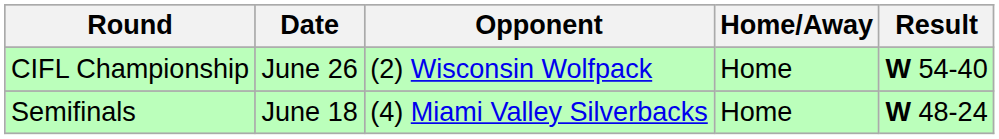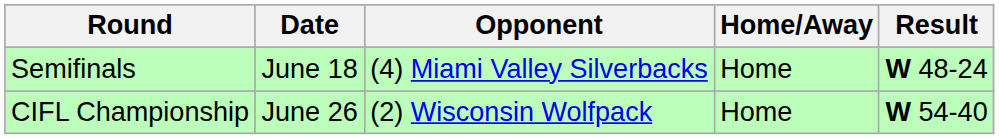rows swapped: (73, 111) <-> (130, 68)
